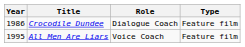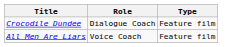- column: (16, 11)
